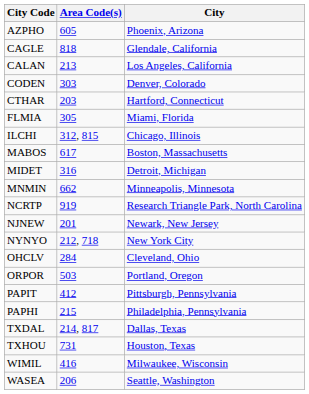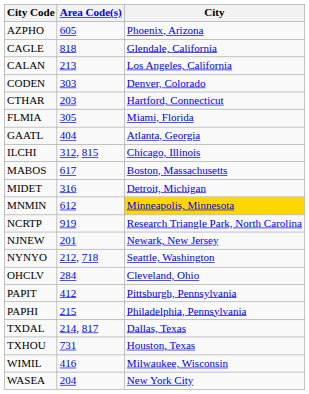+ row: (25, 135)
(68, 188) 662 -> (68, 205) 612
(180, 188) no background -> (180, 205) gold background
(160, 240) New York City -> (171, 258) Seattle, Washington
- row: (25, 275)
(68, 380) 206 -> (68, 380) 204
(171, 380) Seattle, Washington -> (160, 380) New York City
